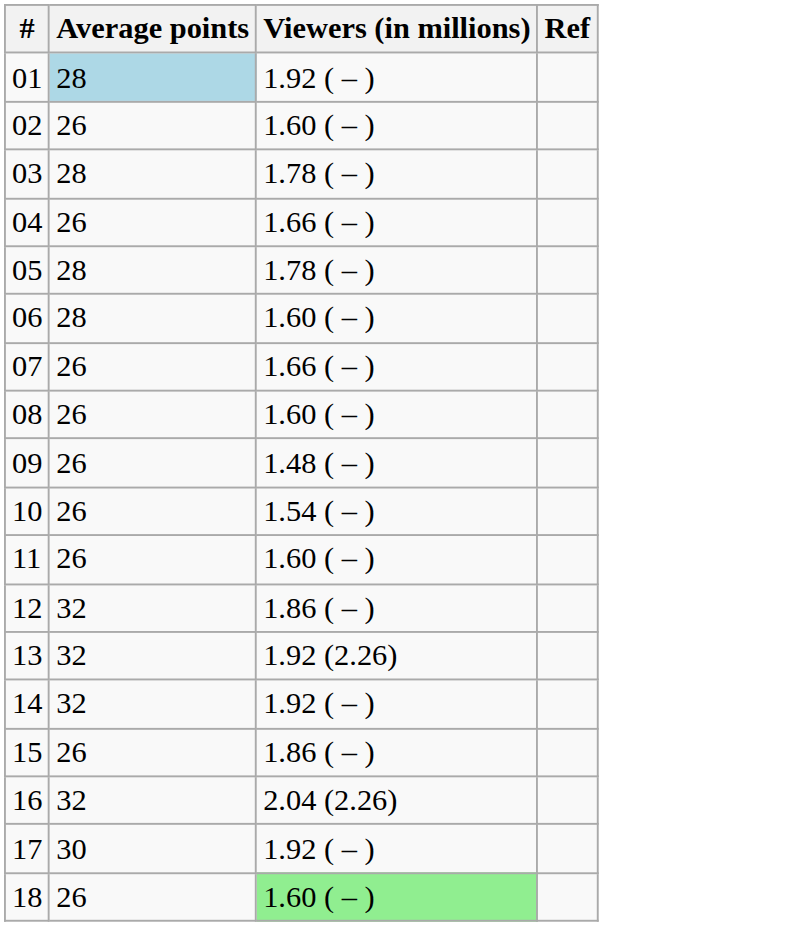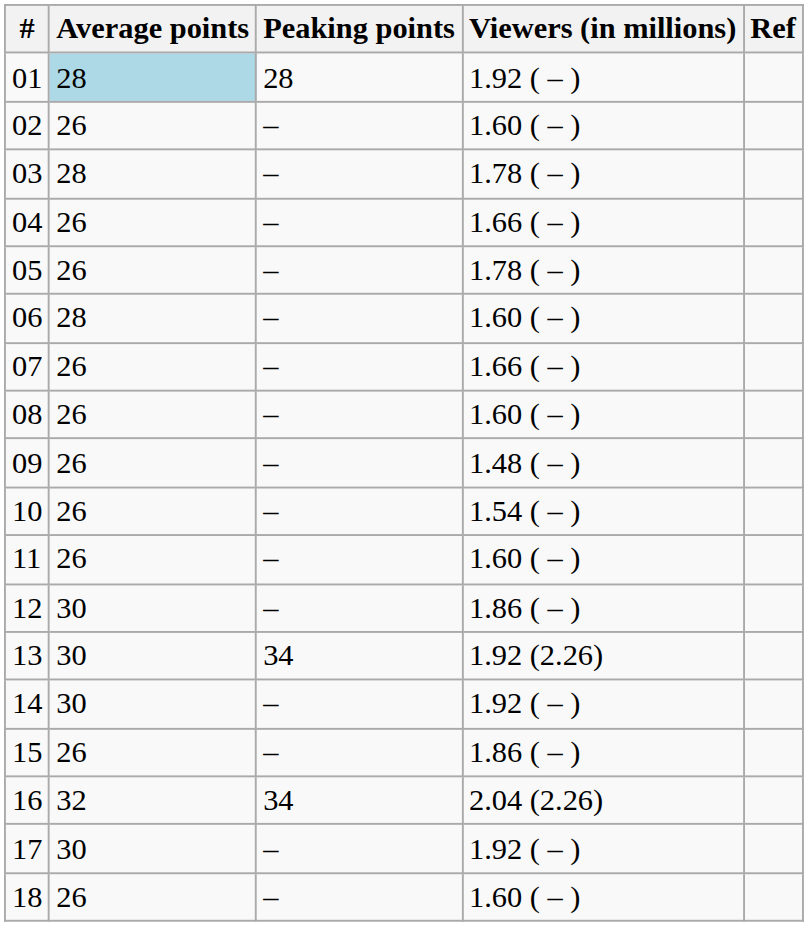+ column: (359, 28)
(72, 269) 28 -> (72, 269) 26
(72, 607) 32 -> (72, 607) 30
(72, 655) 32 -> (72, 655) 30
(72, 703) 32 -> (72, 703) 30
(319, 896) lightgreen background -> (525, 896) no background
